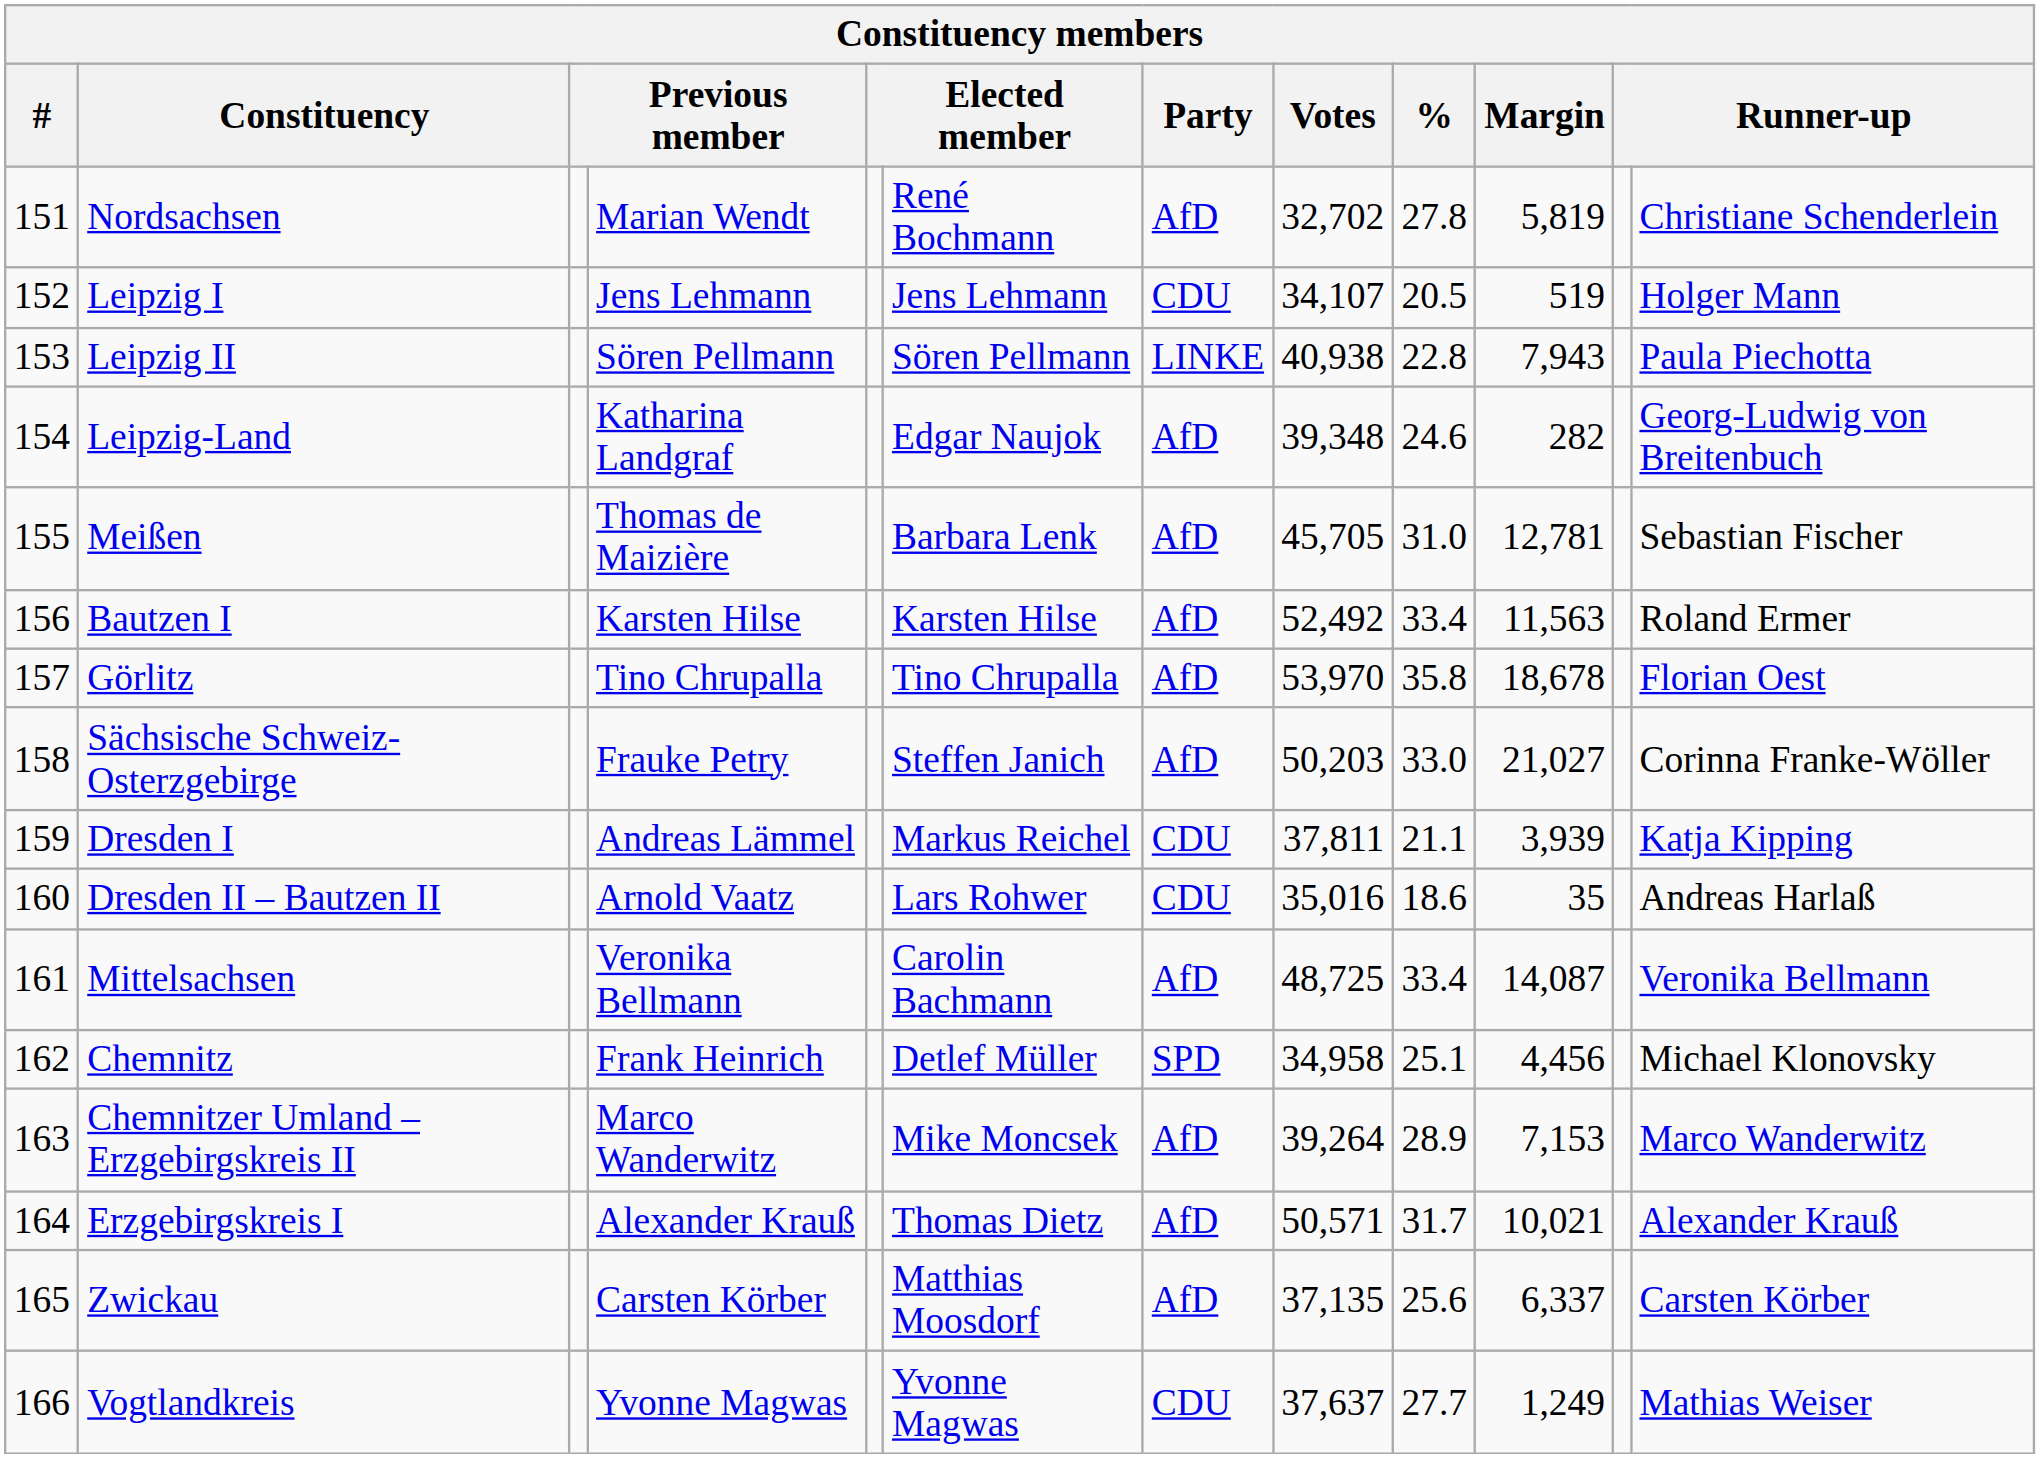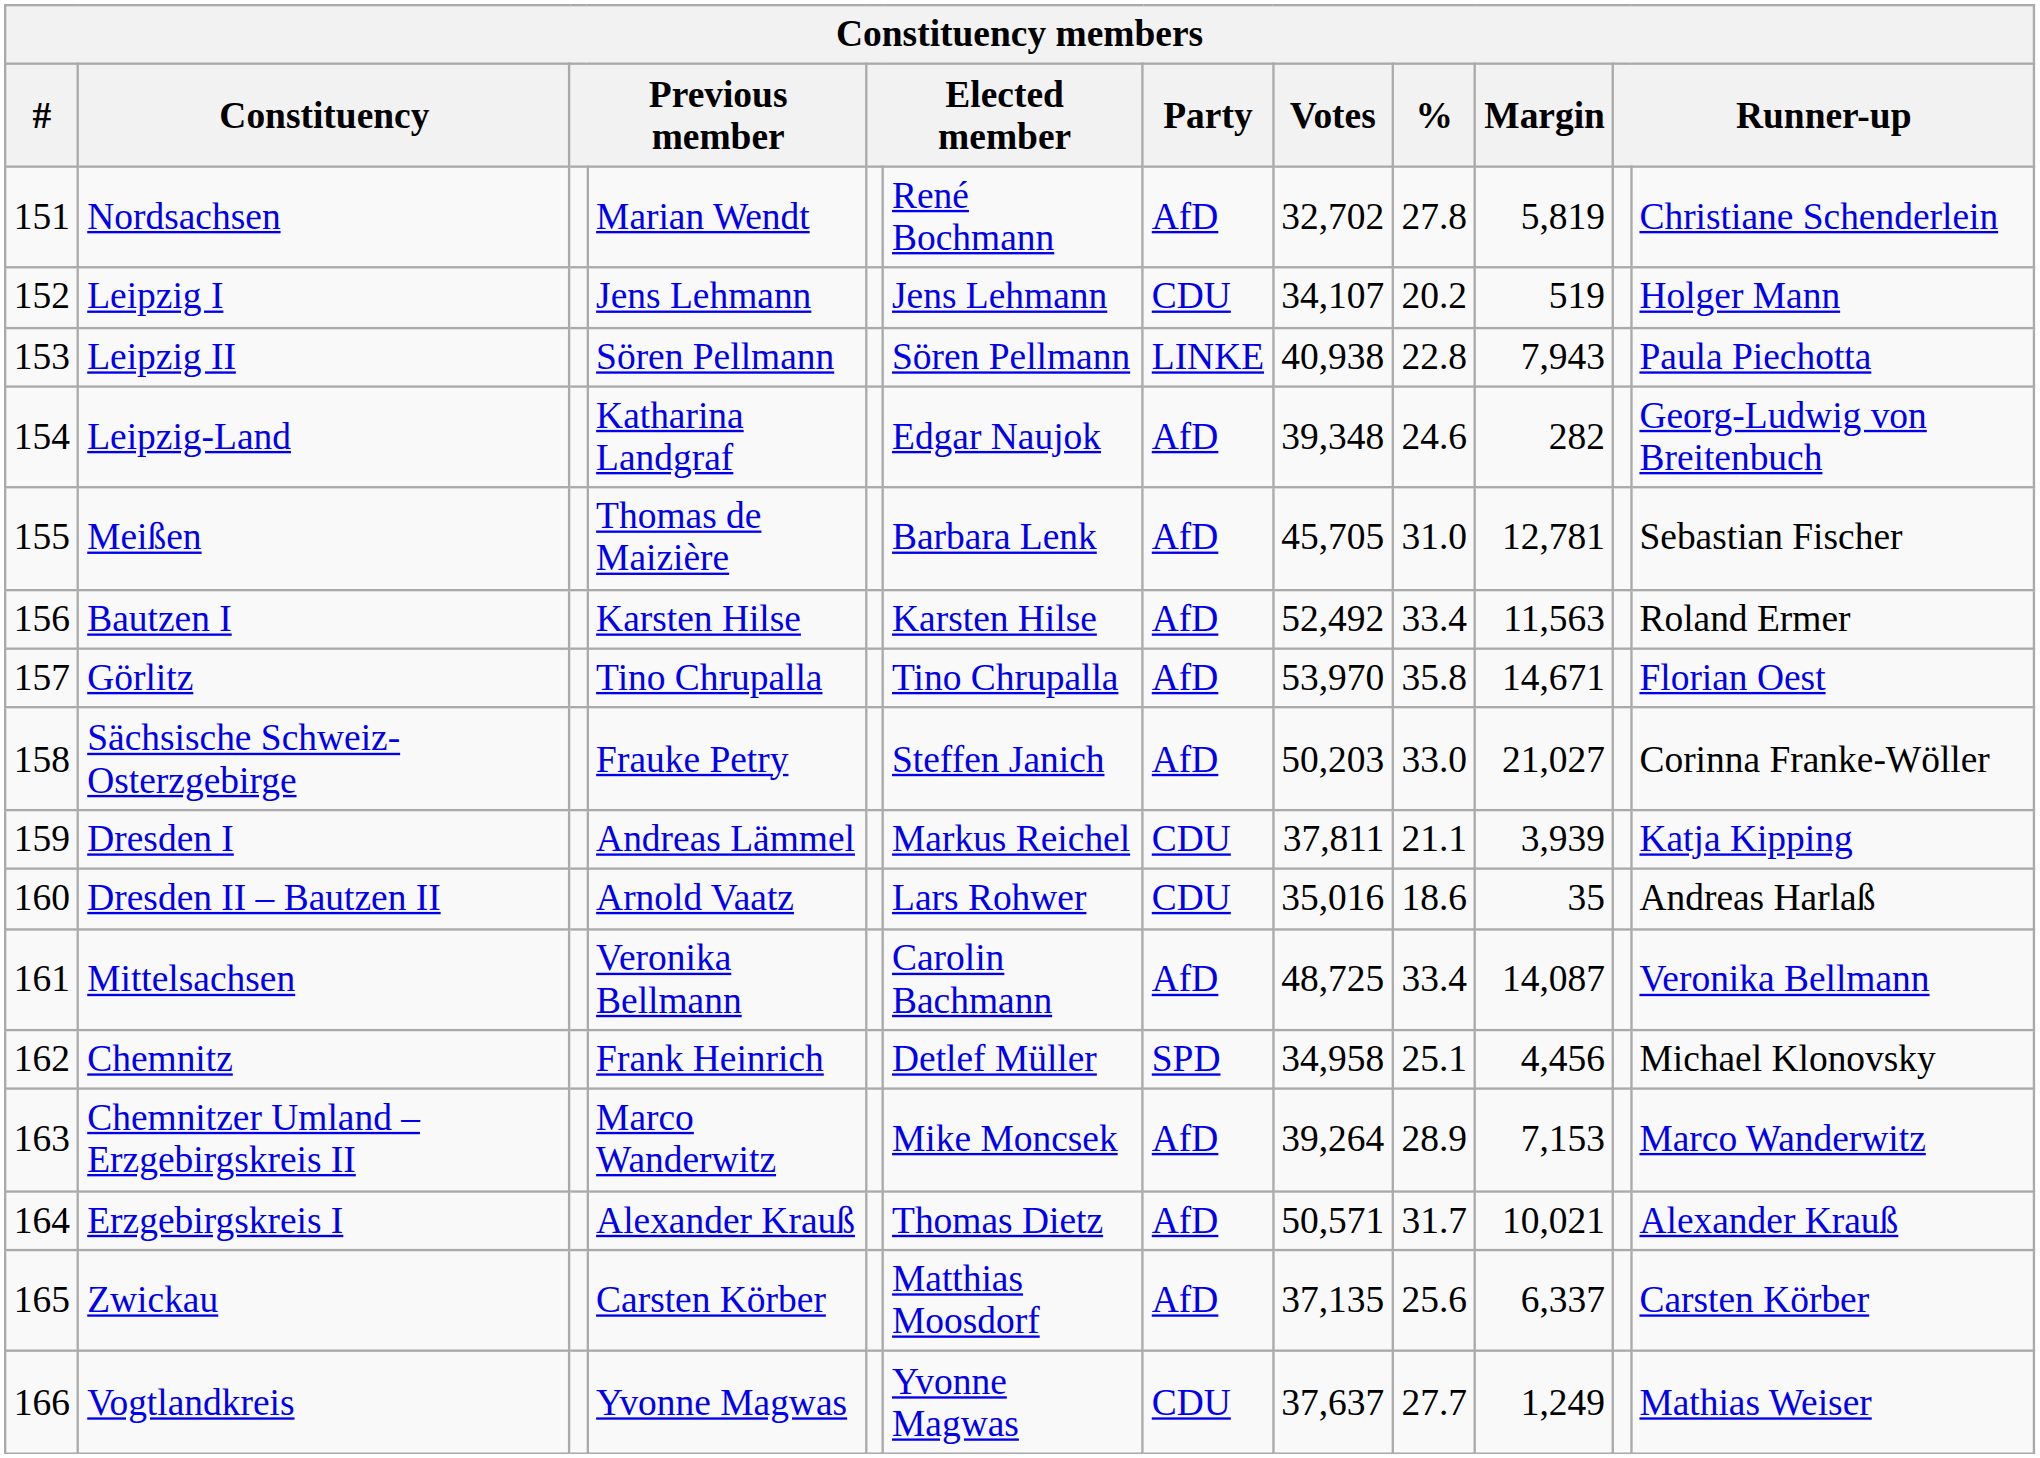(1434, 296) 20.5 -> (1434, 296) 20.2
(1553, 677) 18,678 -> (1553, 677) 14,671
